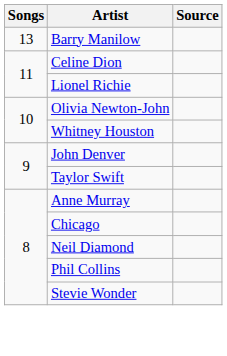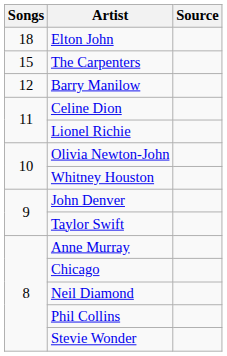+ row: (82, 39)
+ row: (96, 62)
(26, 39) 13 -> (26, 85) 12
